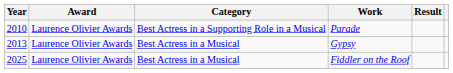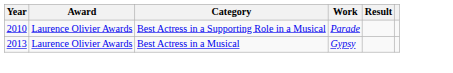- row: (370, 60)
